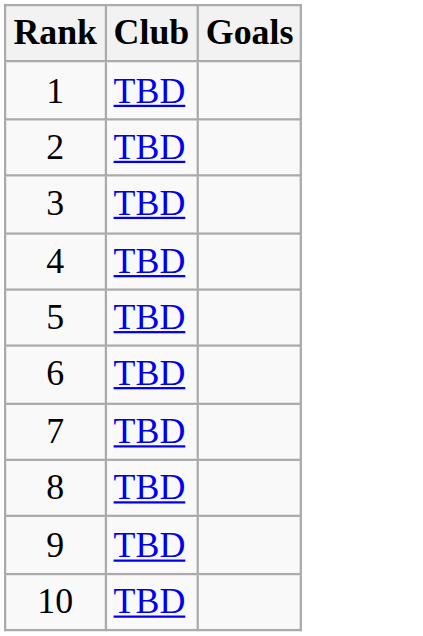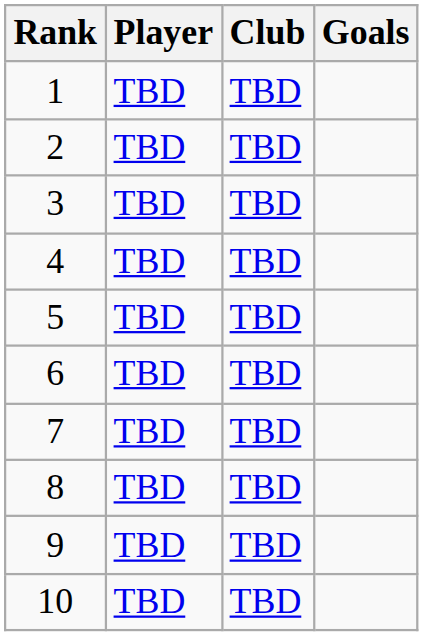+ column: (163, 32)
